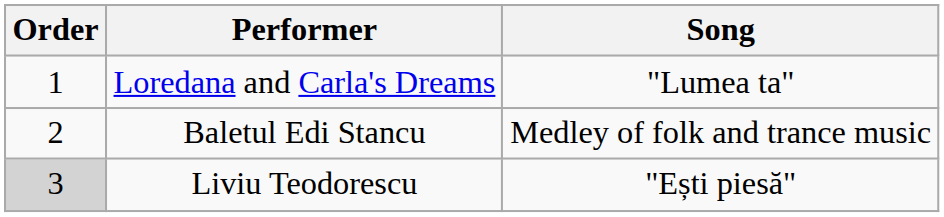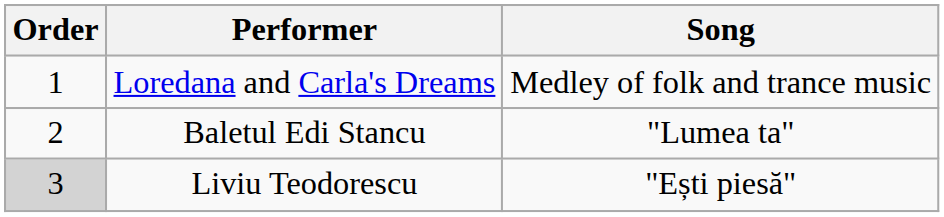(721, 81) "Lumea ta" -> (721, 81) Medley of folk and trance music
(721, 132) Medley of folk and trance music -> (721, 132) "Lumea ta"
